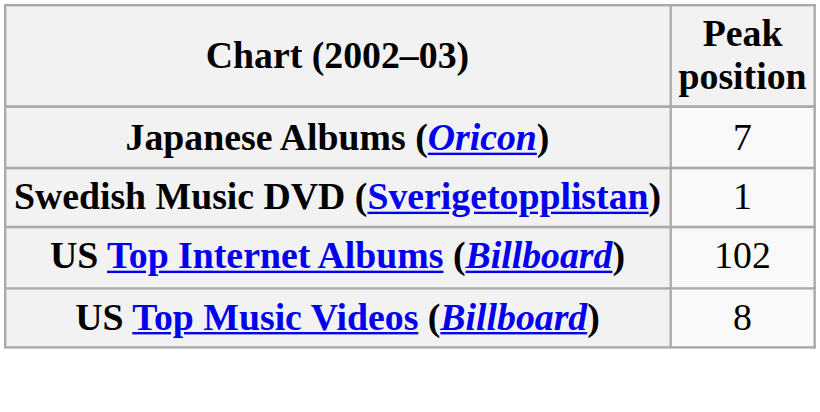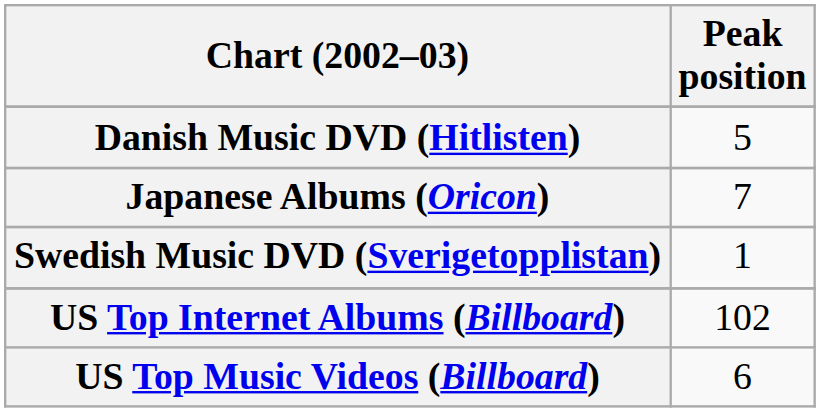+ row: (337, 136)
(743, 316) 8 -> (743, 376) 6
